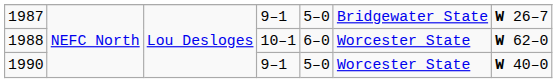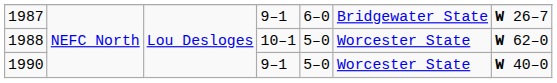(317, 17) 5–0 -> (317, 17) 6–0
(317, 41) 6–0 -> (317, 41) 5–0
